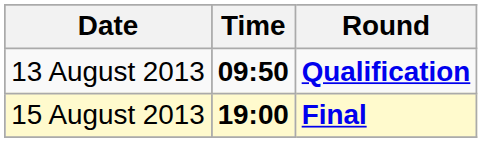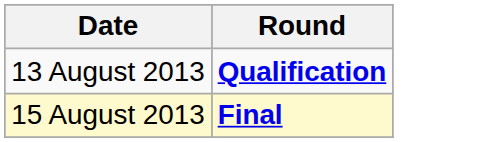- column: (253, 26)
